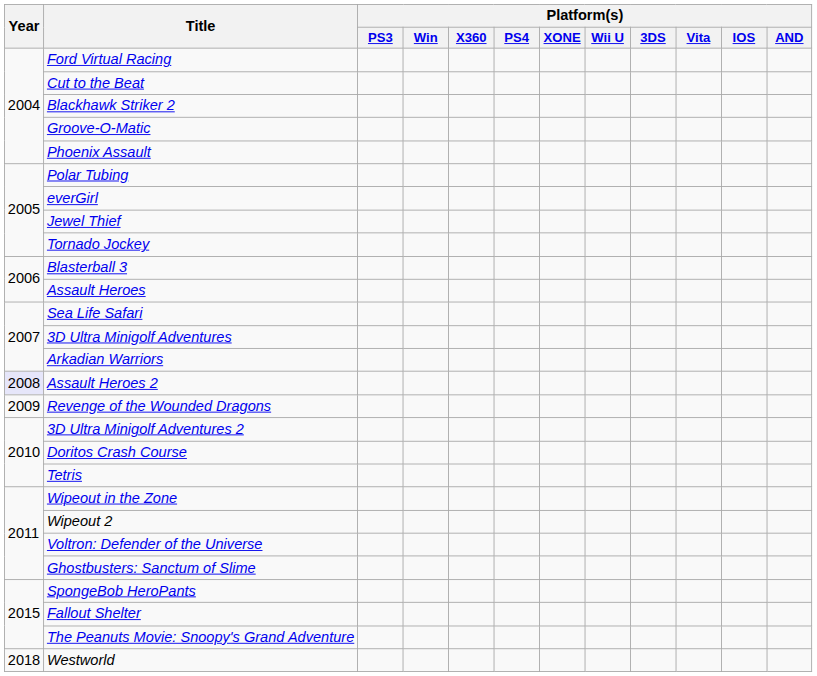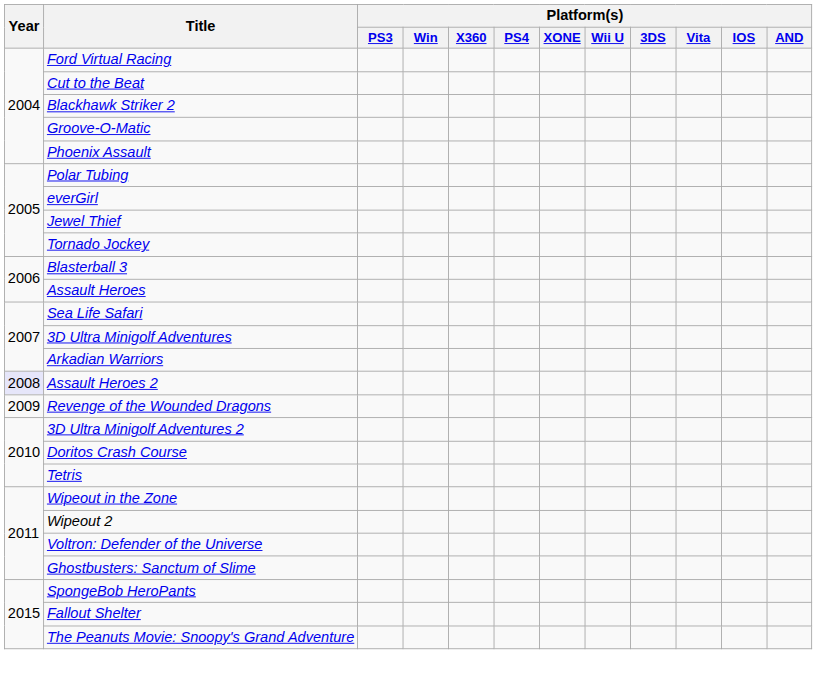- row: (81, 660)
